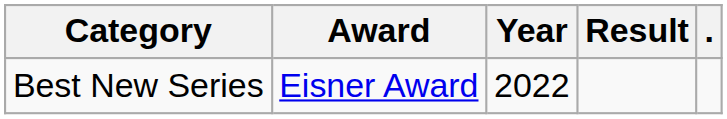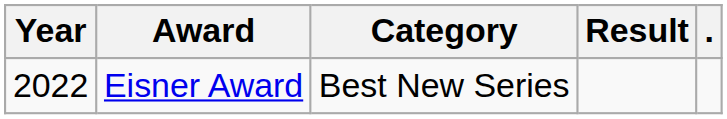columns swapped: (532, 31) <-> (138, 31)
